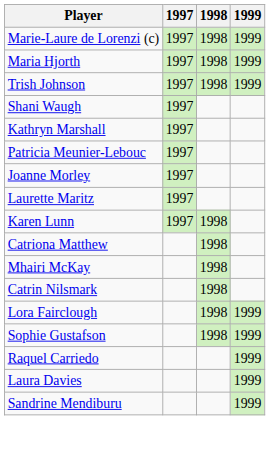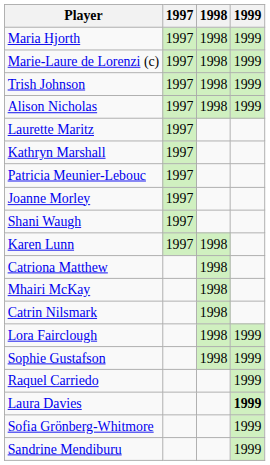rows swapped: (83, 38) <-> (44, 61)
+ row: (52, 107)
rows swapped: (51, 198) <-> (44, 107)
(248, 381) normal -> (248, 403) bold
+ row: (81, 426)
